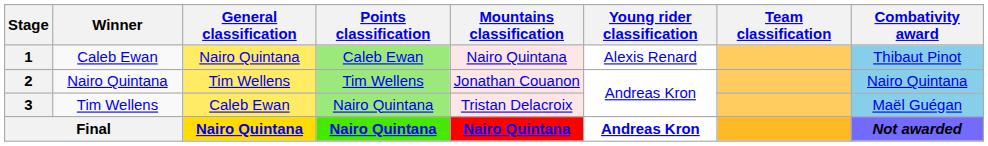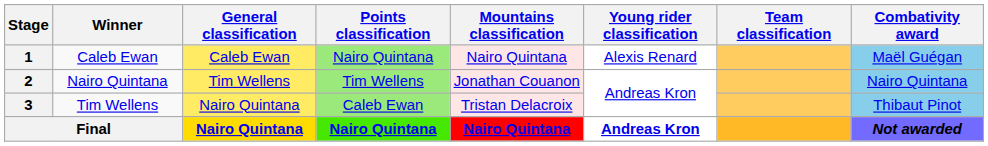(249, 57) Nairo Quintana -> (249, 57) Caleb Ewan
(383, 57) Caleb Ewan -> (383, 57) Nairo Quintana
(917, 57) Thibaut Pinot -> (917, 57) Maël Guégan
(249, 105) Caleb Ewan -> (249, 105) Nairo Quintana
(383, 105) Nairo Quintana -> (383, 105) Caleb Ewan
(917, 105) Maël Guégan -> (917, 105) Thibaut Pinot
